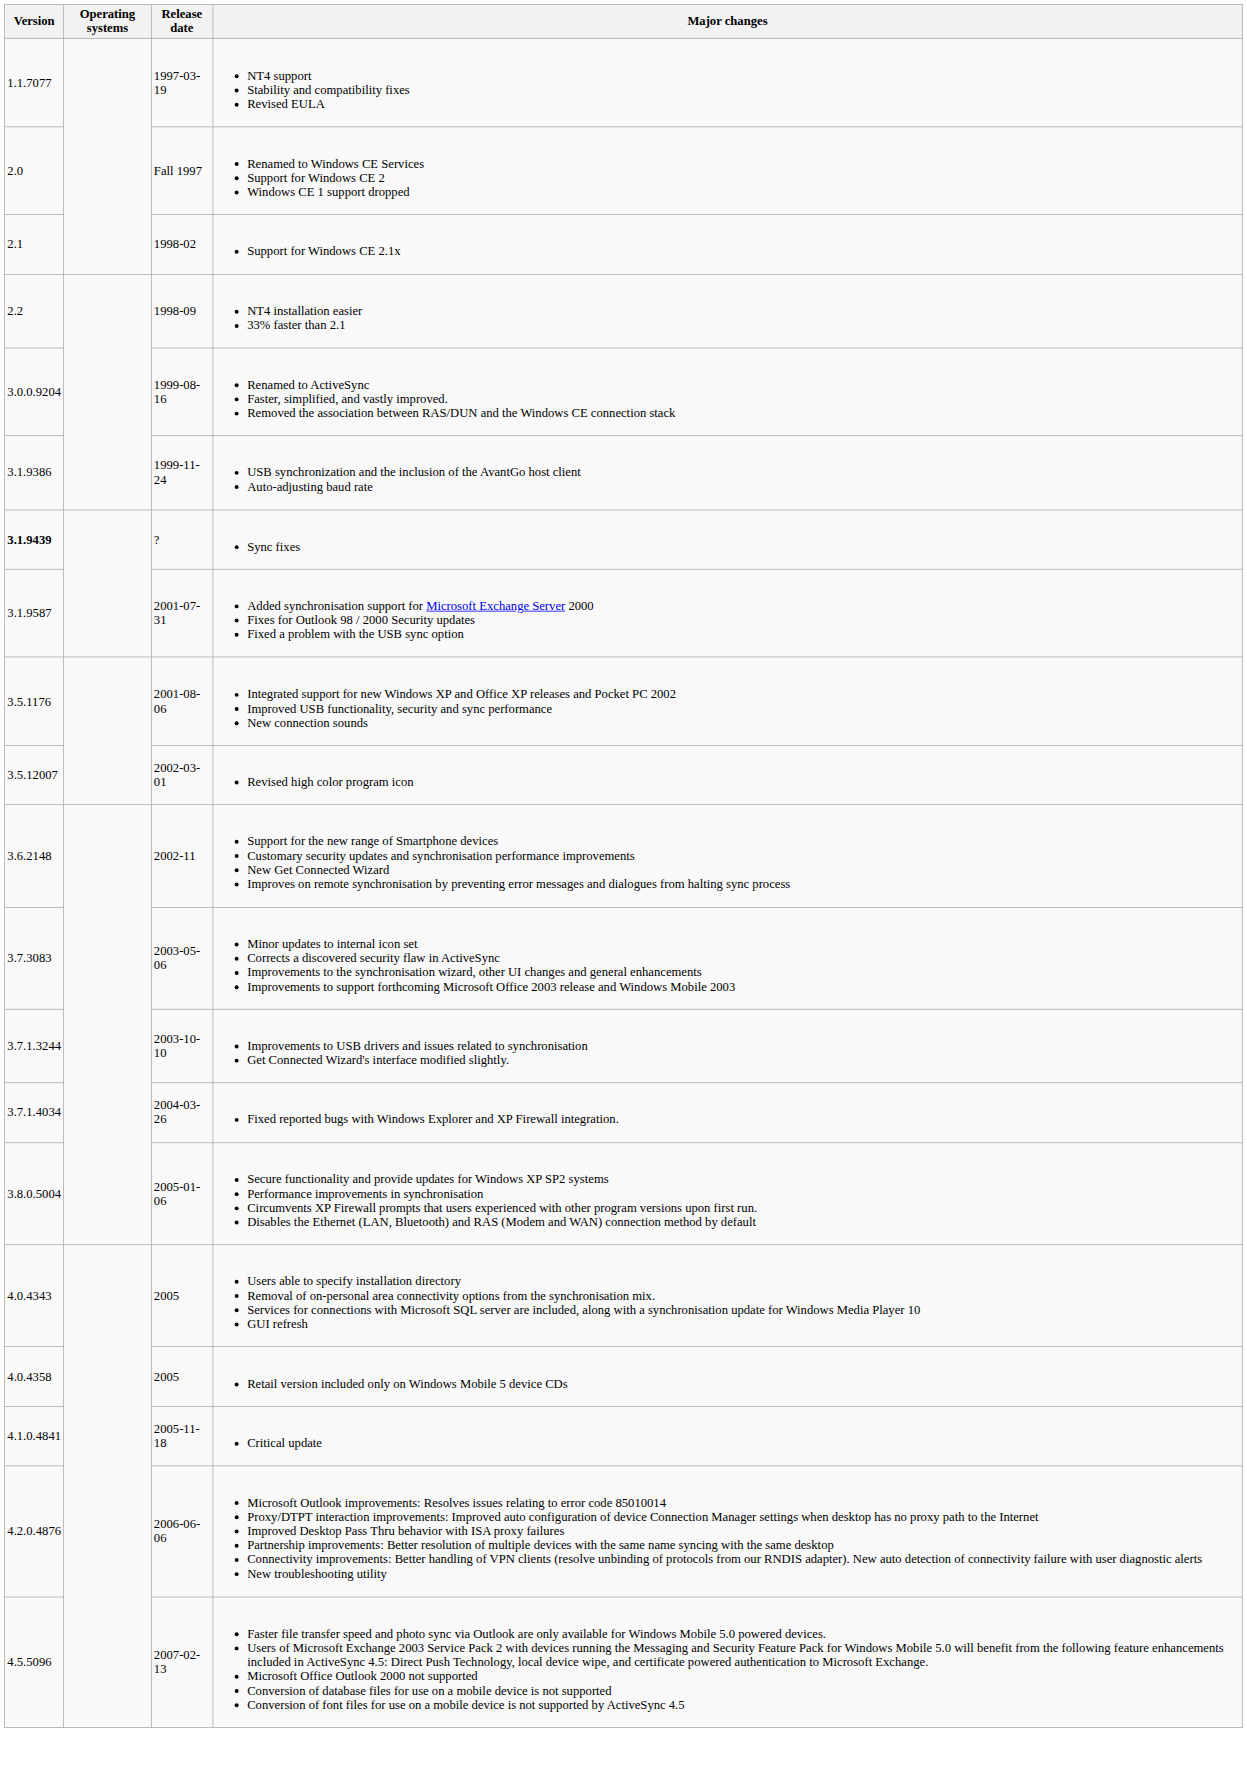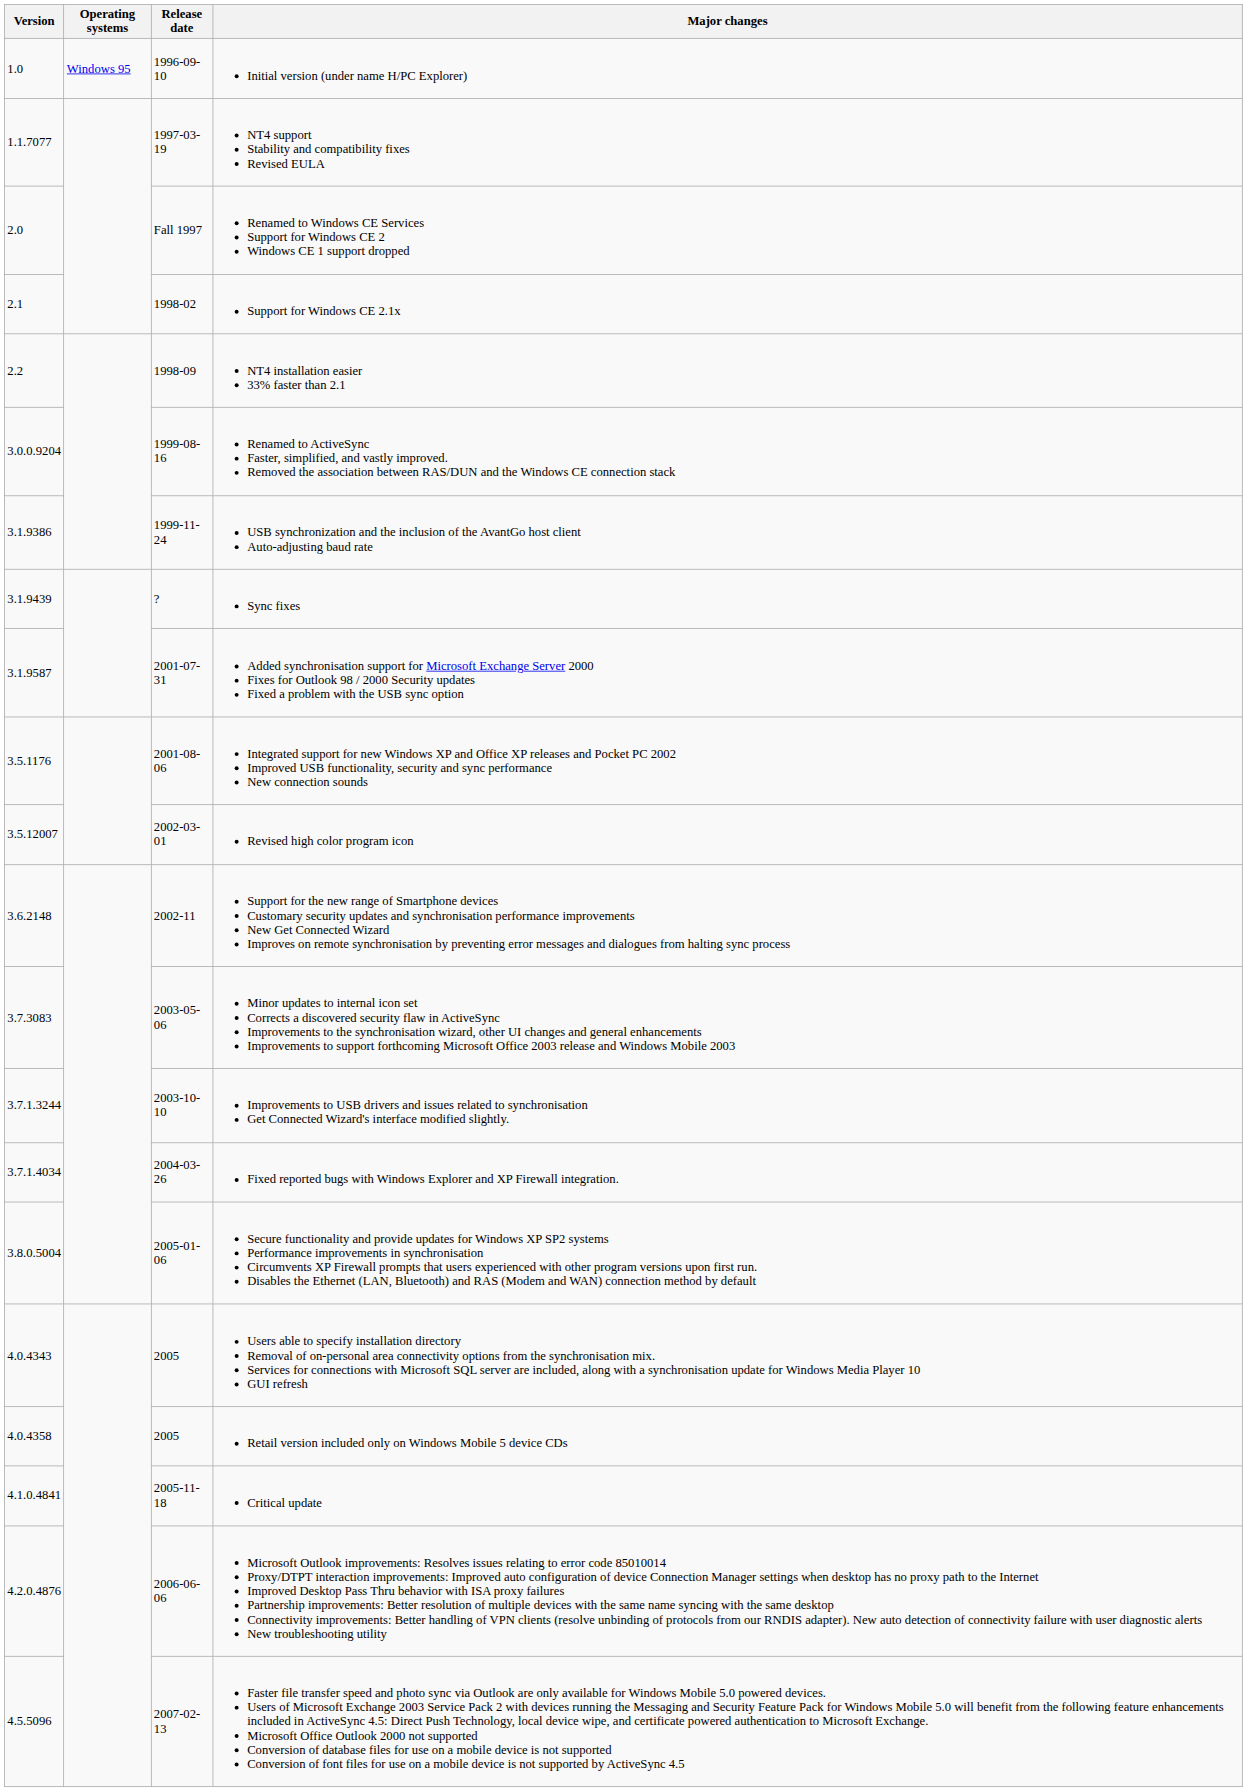+ row: (727, 76)
(29, 539) bold -> (29, 599) normal
